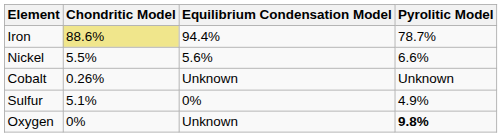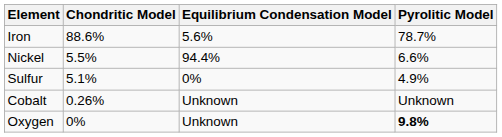(85, 36) khaki background -> (85, 36) no background
(201, 36) 94.4% -> (197, 36) 5.6%
(197, 57) 5.6% -> (201, 57) 94.4%
rows swapped: (27, 79) <-> (25, 100)
